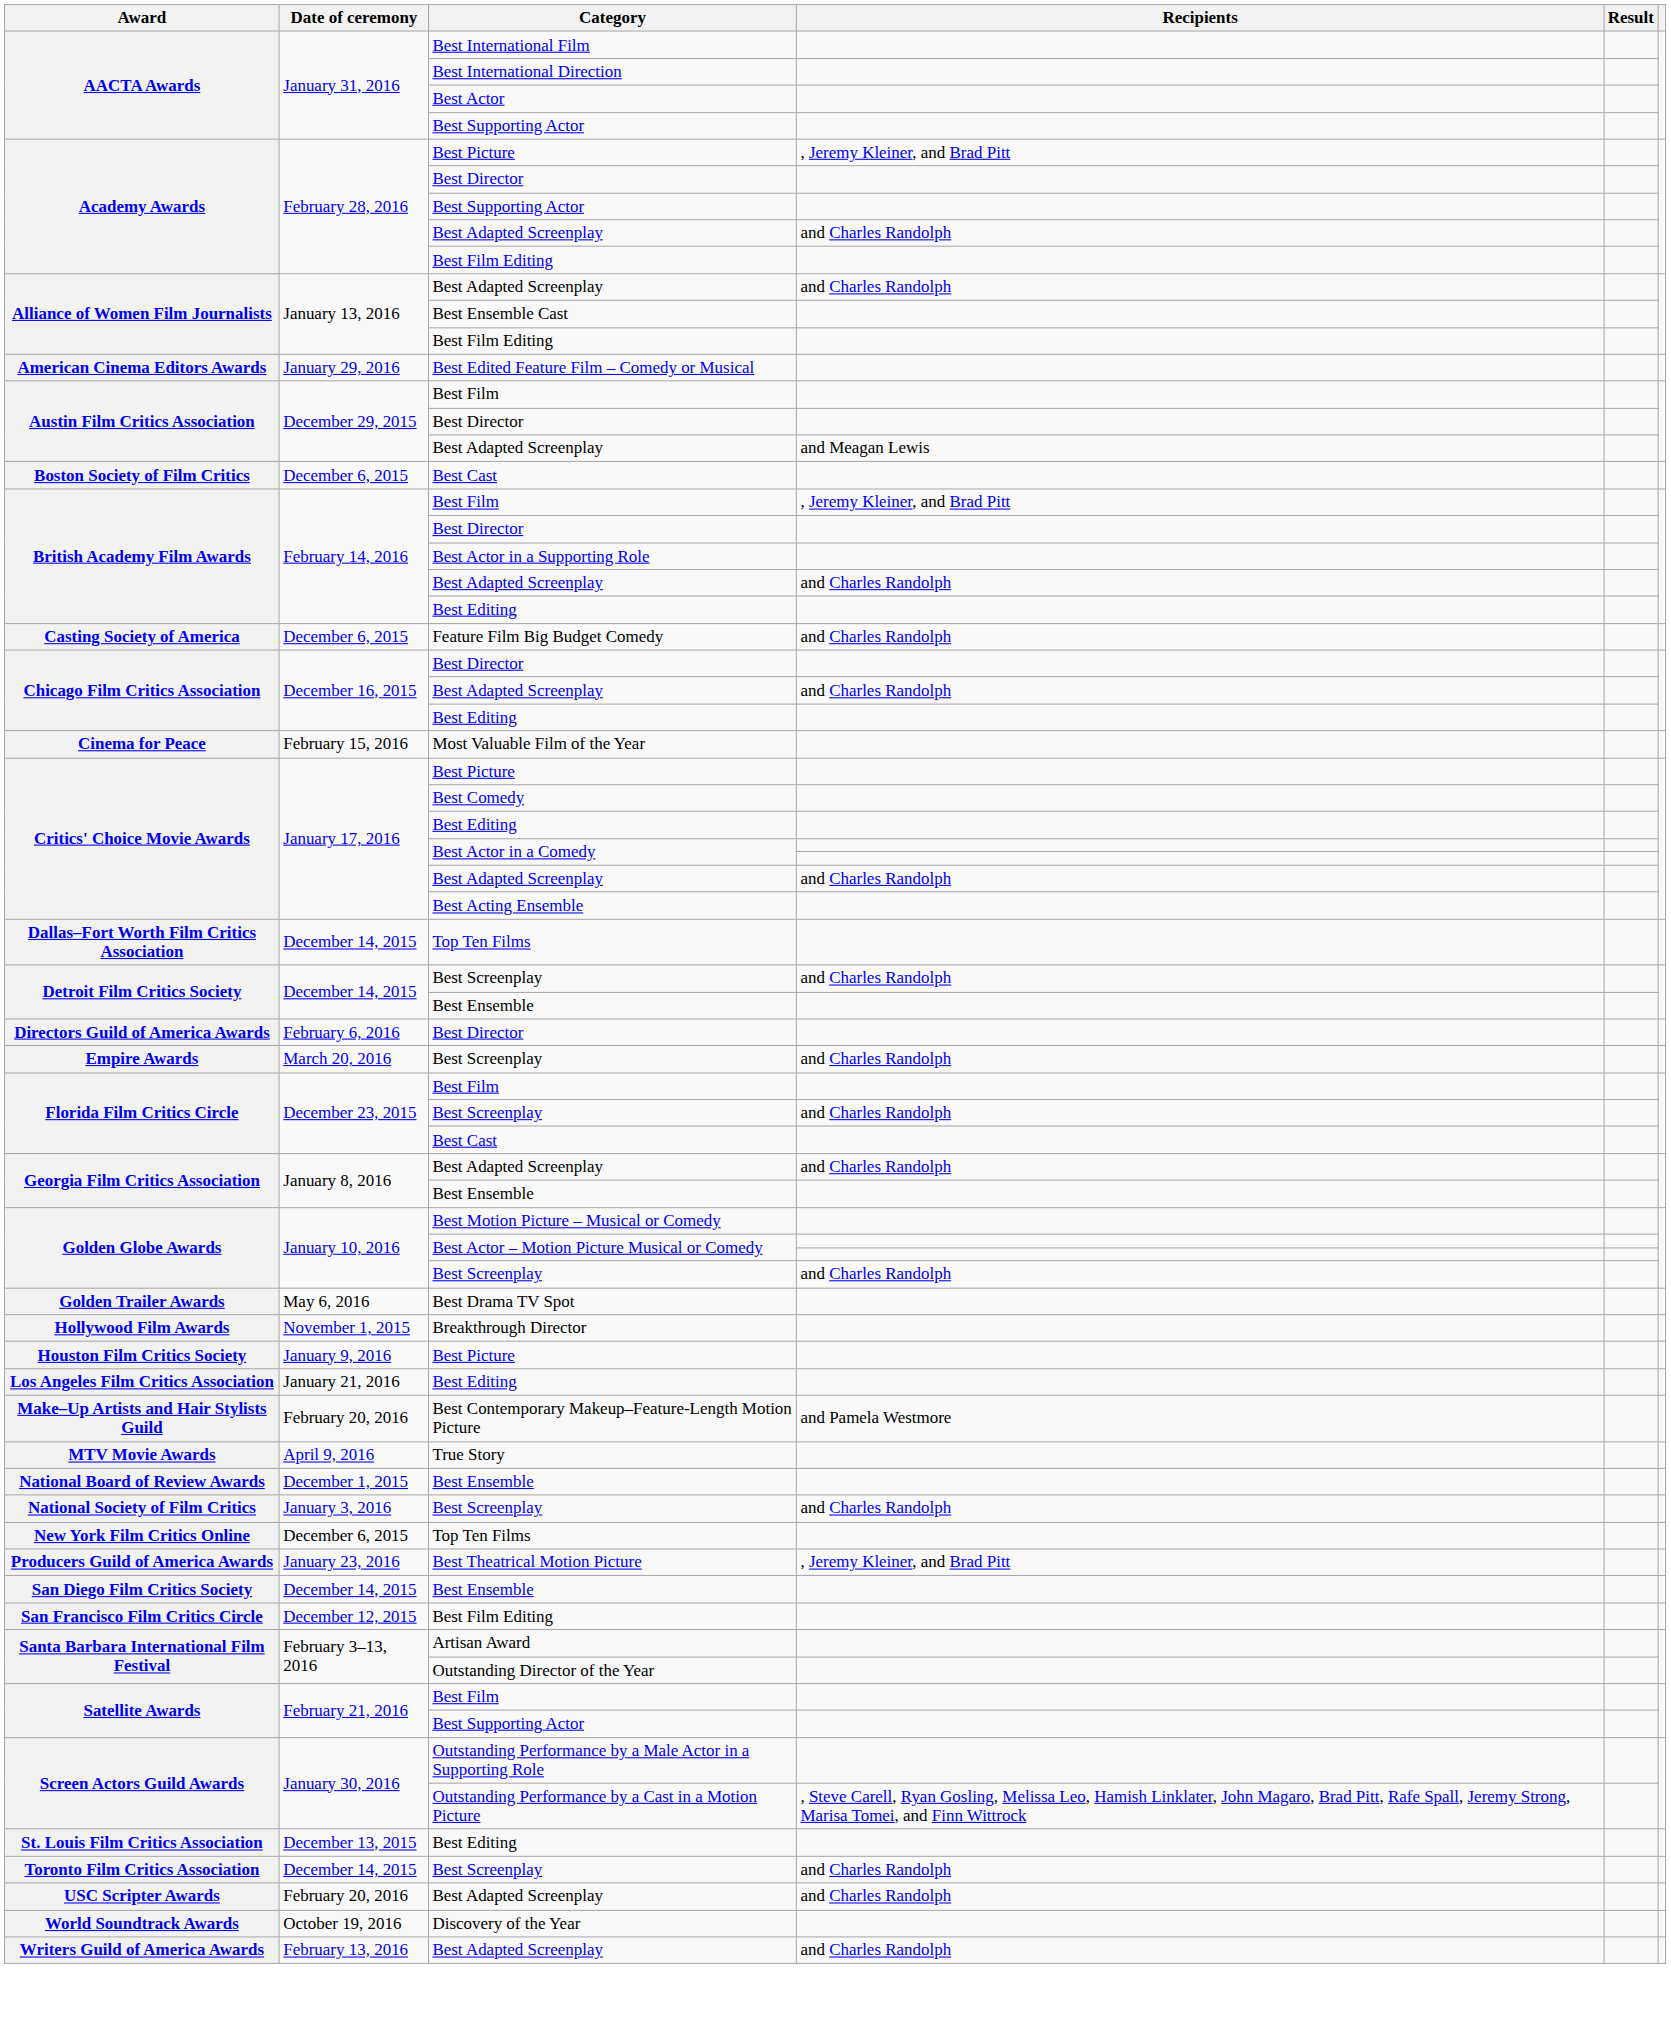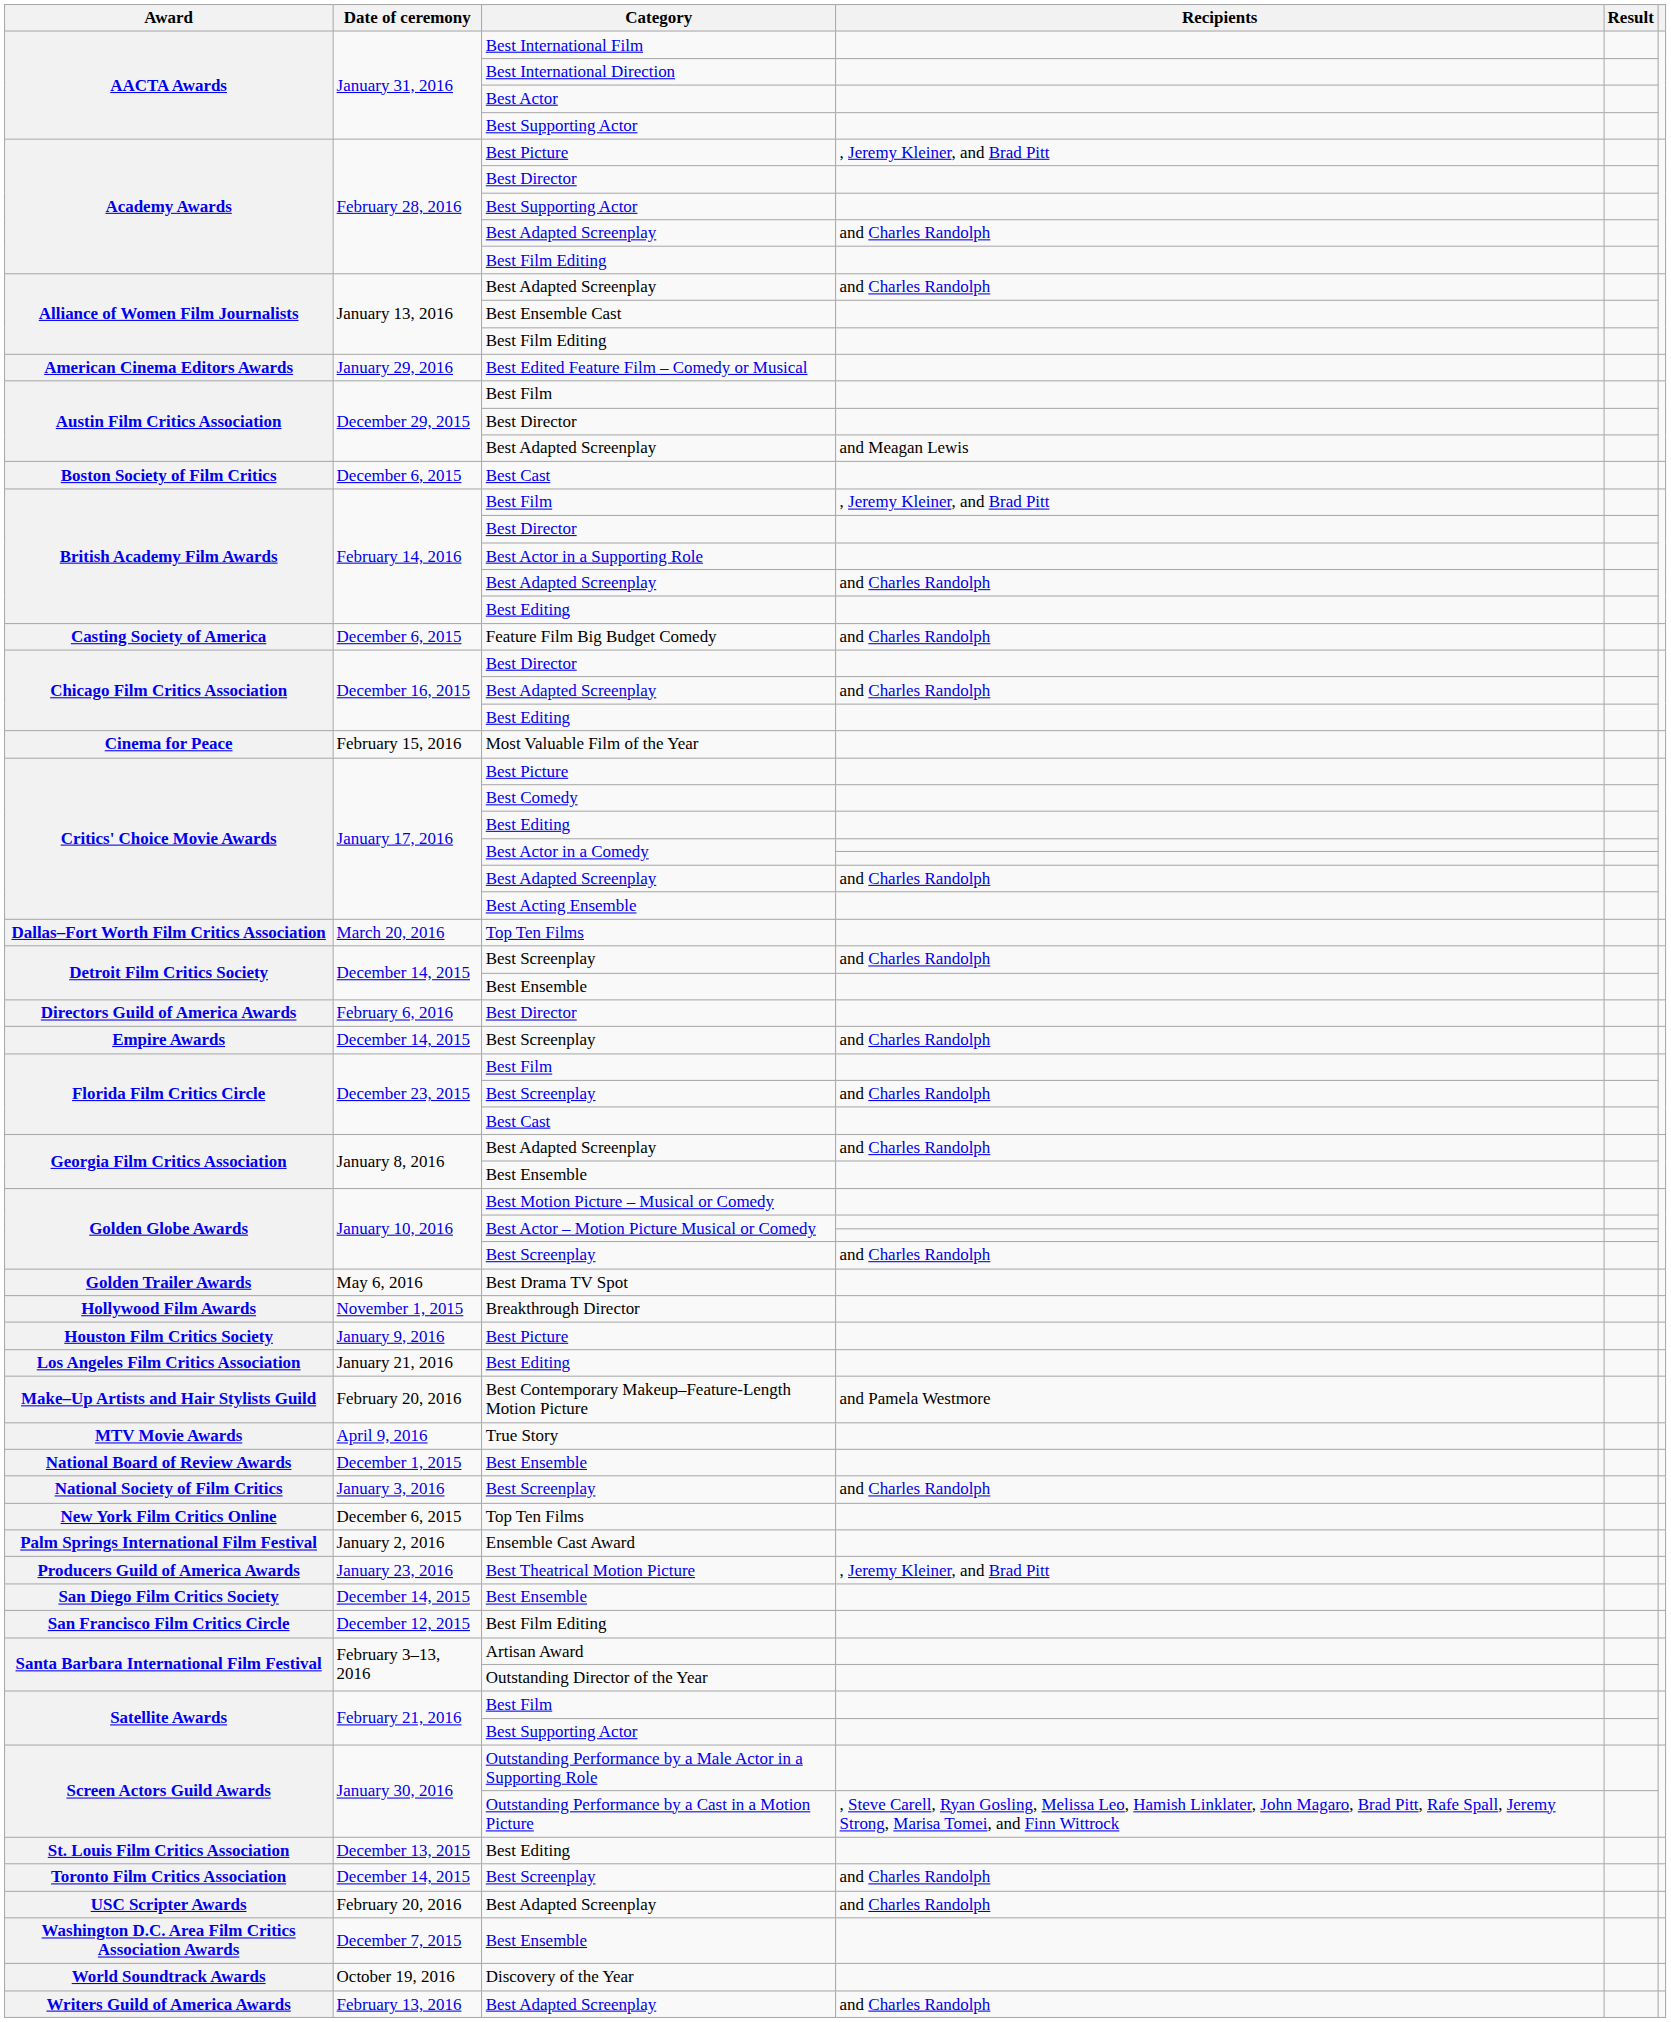(350, 942) December 14, 2015 -> (391, 932) March 20, 2016
(337, 1059) March 20, 2016 -> (403, 1040) December 14, 2015
+ row: (169, 1543)
+ row: (169, 1940)
